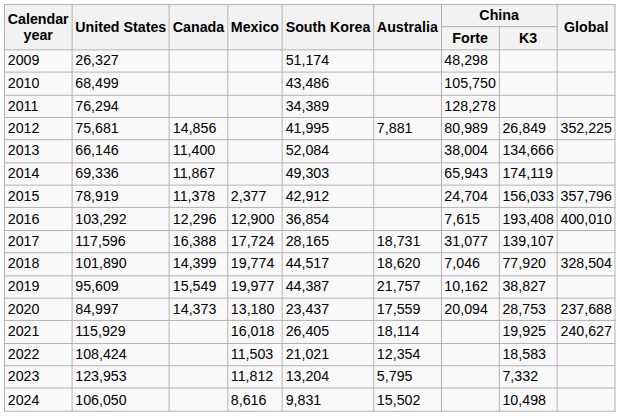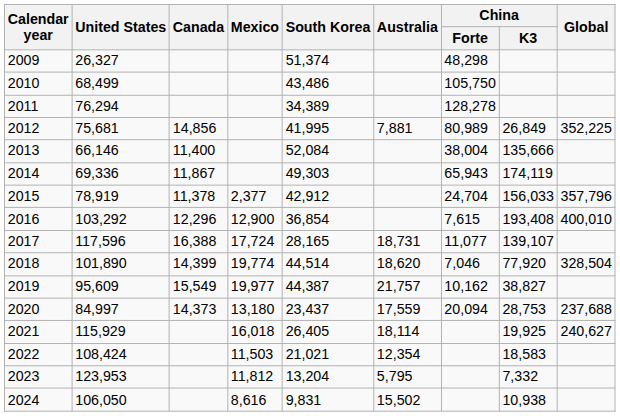(307, 60) 51,174 -> (307, 60) 51,374
(528, 151) 134,666 -> (528, 151) 135,666
(466, 241) 31,077 -> (466, 241) 11,077
(307, 264) 44,517 -> (307, 264) 44,514
(524, 399) 10,498 -> (524, 399) 10,938
